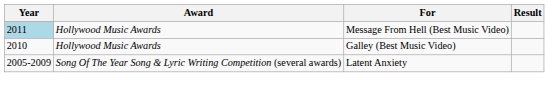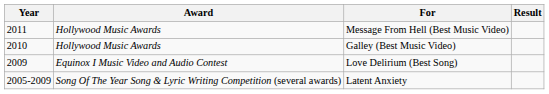(17, 30) lightblue background -> (17, 30) no background
+ row: (402, 63)
